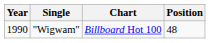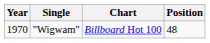(17, 29) 1990 -> (17, 29) 1970
